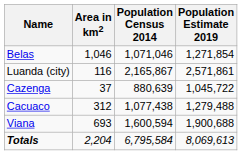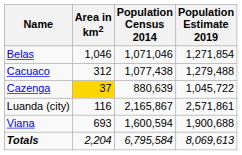rows swapped: (28, 106) <-> (38, 72)
(106, 89) no background -> (106, 89) gold background
